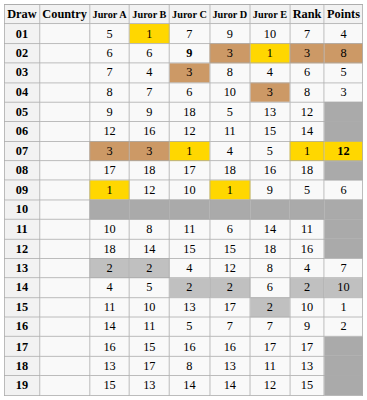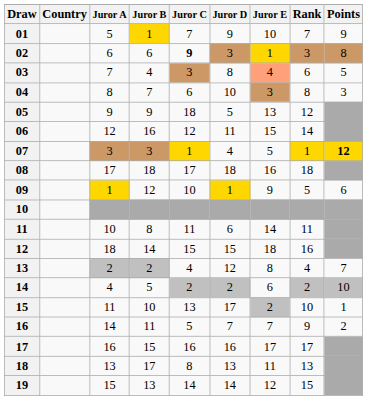(344, 33) 4 -> (344, 33) 9
(270, 72) no background -> (270, 72) lightsalmon background
